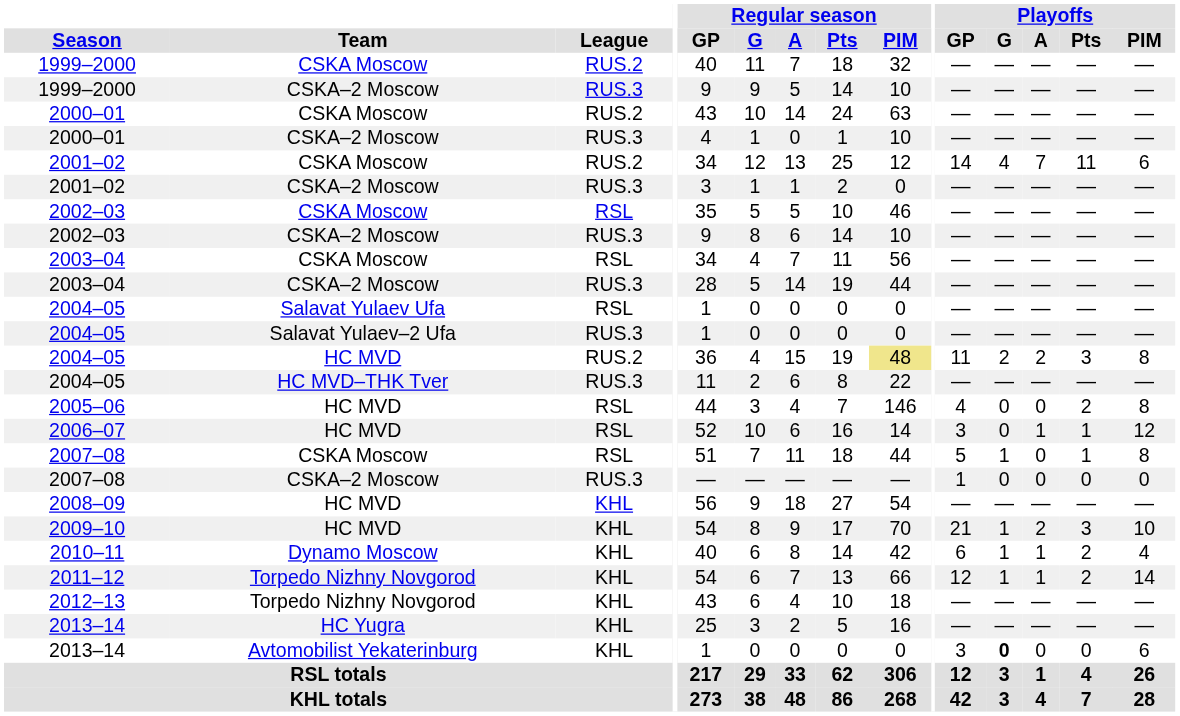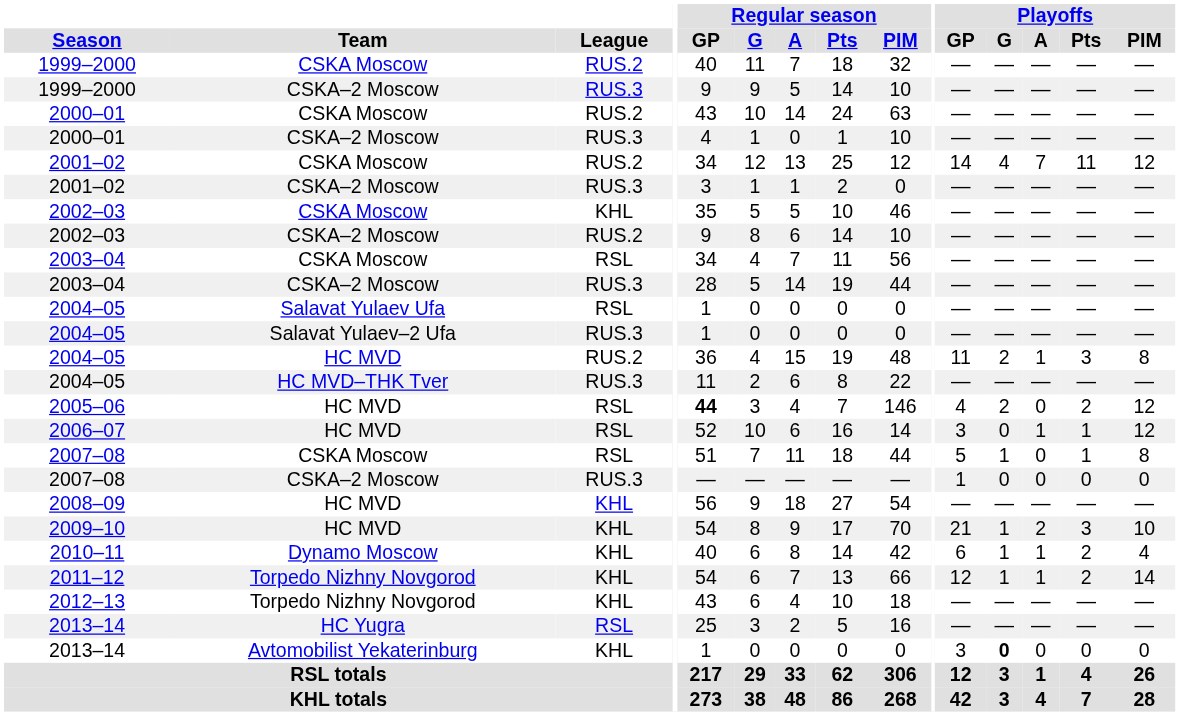(1144, 162) 6 -> (1144, 162) 12
(614, 211) RSL -> (614, 211) KHL
(614, 235) RUS.3 -> (614, 235) RUS.2
(900, 357) khaki background -> (900, 357) no background
(1041, 357) 2 -> (1041, 357) 1
(706, 406) normal -> (706, 406) bold
(1004, 406) 0 -> (1004, 406) 2
(1144, 406) 8 -> (1144, 406) 12
(614, 626) KHL -> (614, 626) RSL
(1144, 650) 6 -> (1144, 650) 0
